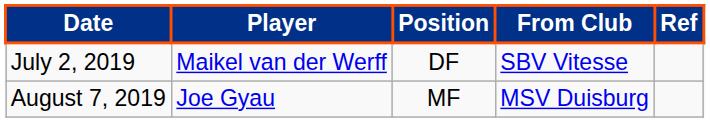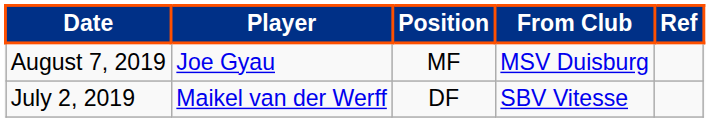rows swapped: (73, 62) <-> (88, 98)
